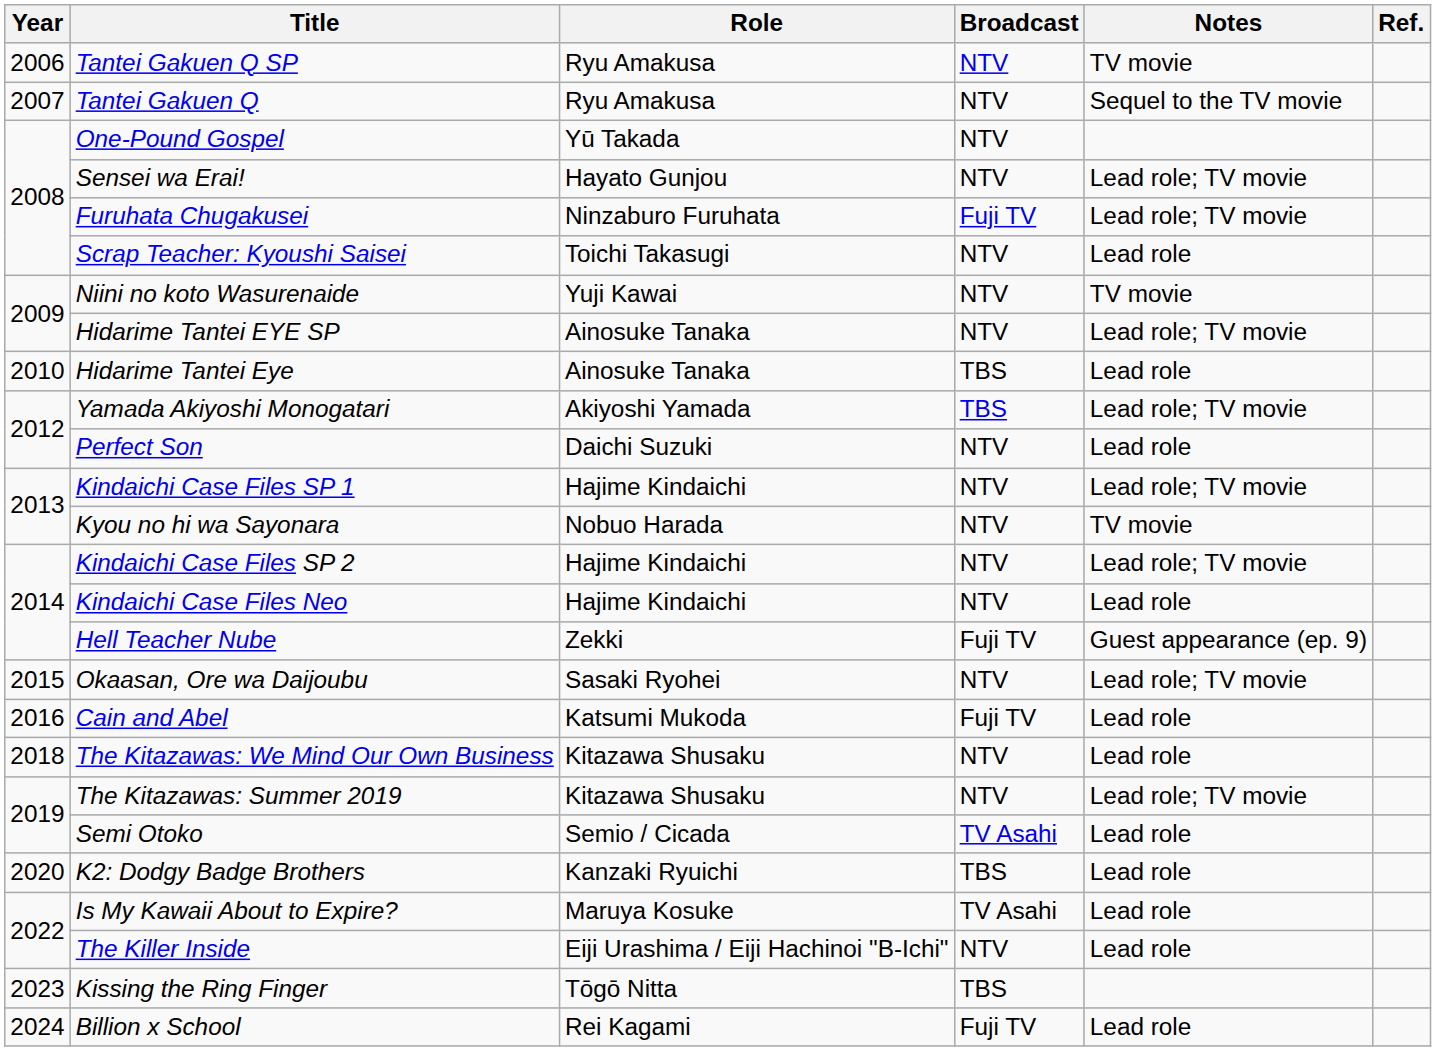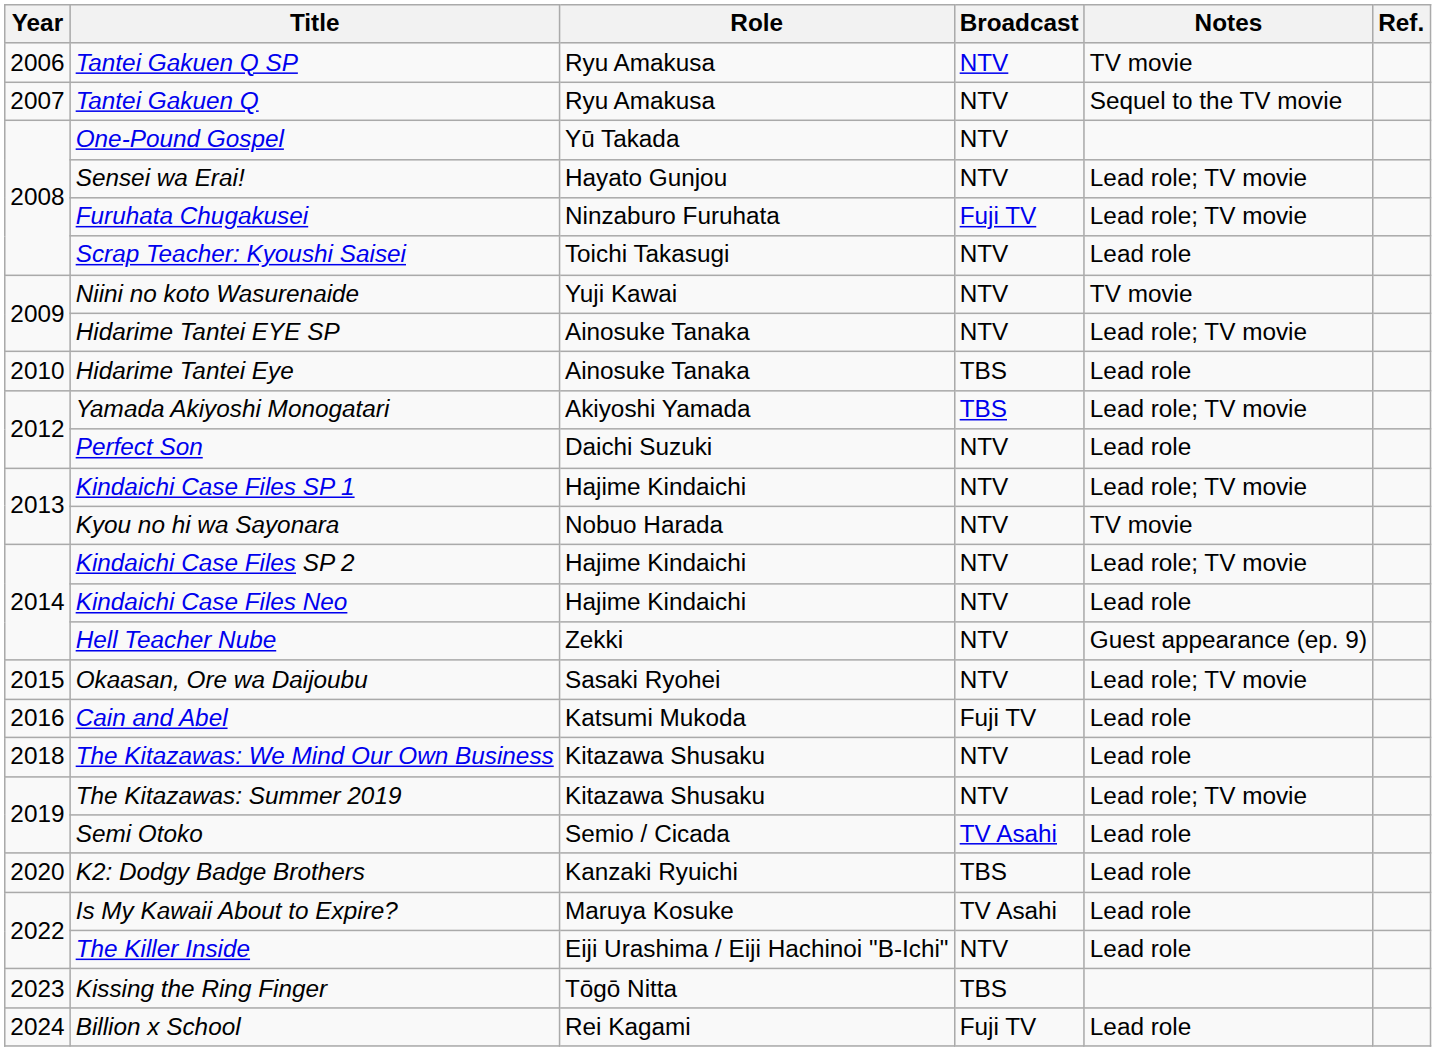(998, 640) Fuji TV -> (984, 640) NTV
